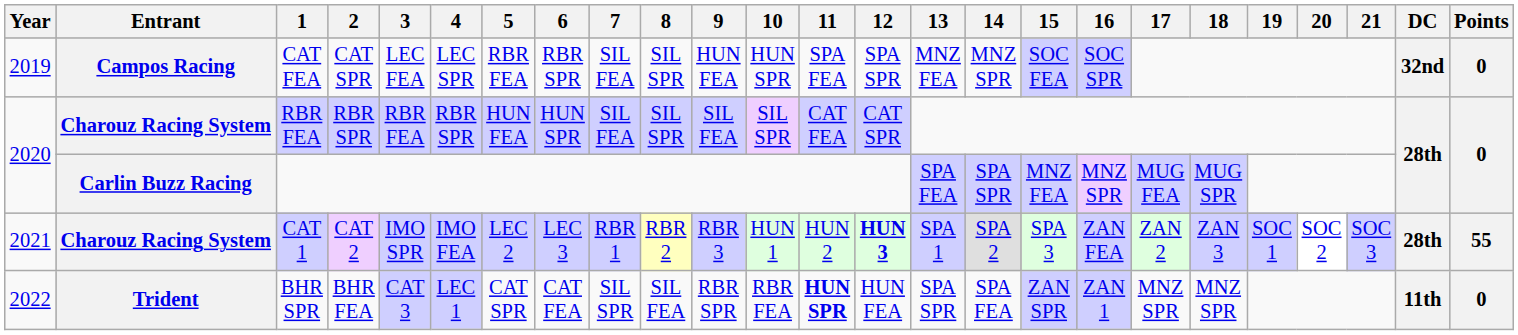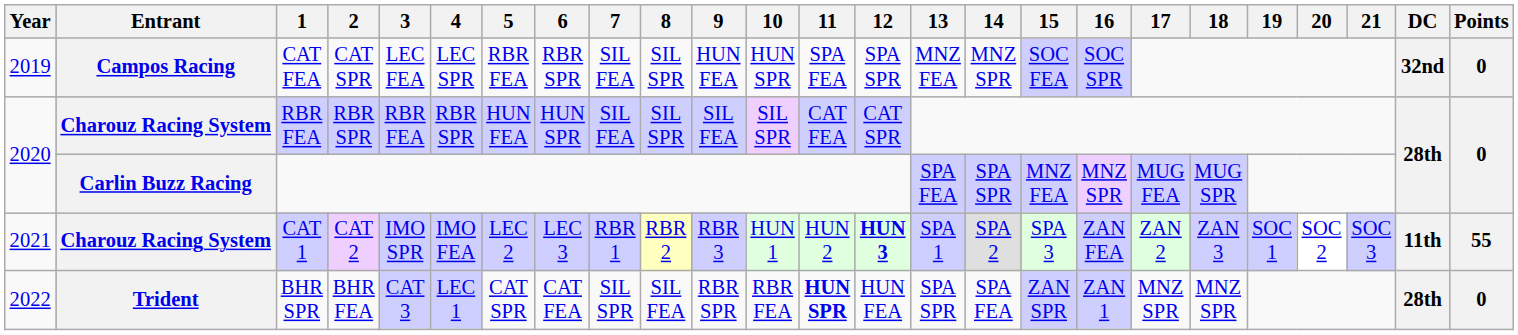(1423, 241) 28th -> (1423, 241) 11th
(1423, 299) 11th -> (1423, 299) 28th
